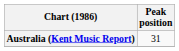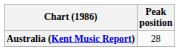(156, 38) 31 -> (156, 38) 28
